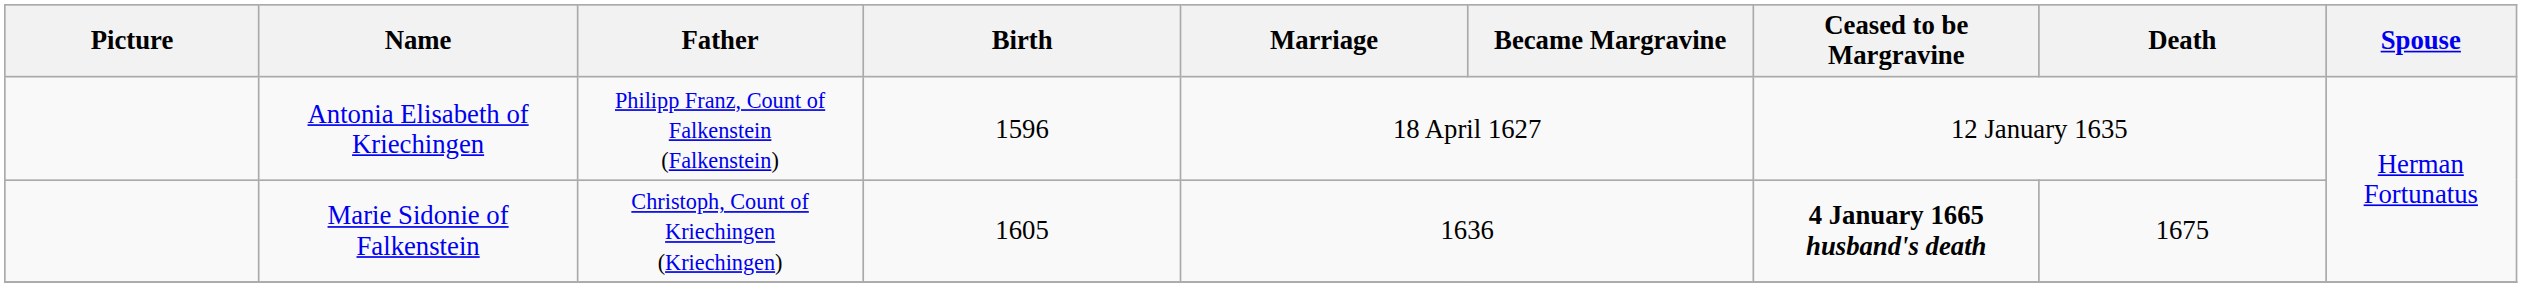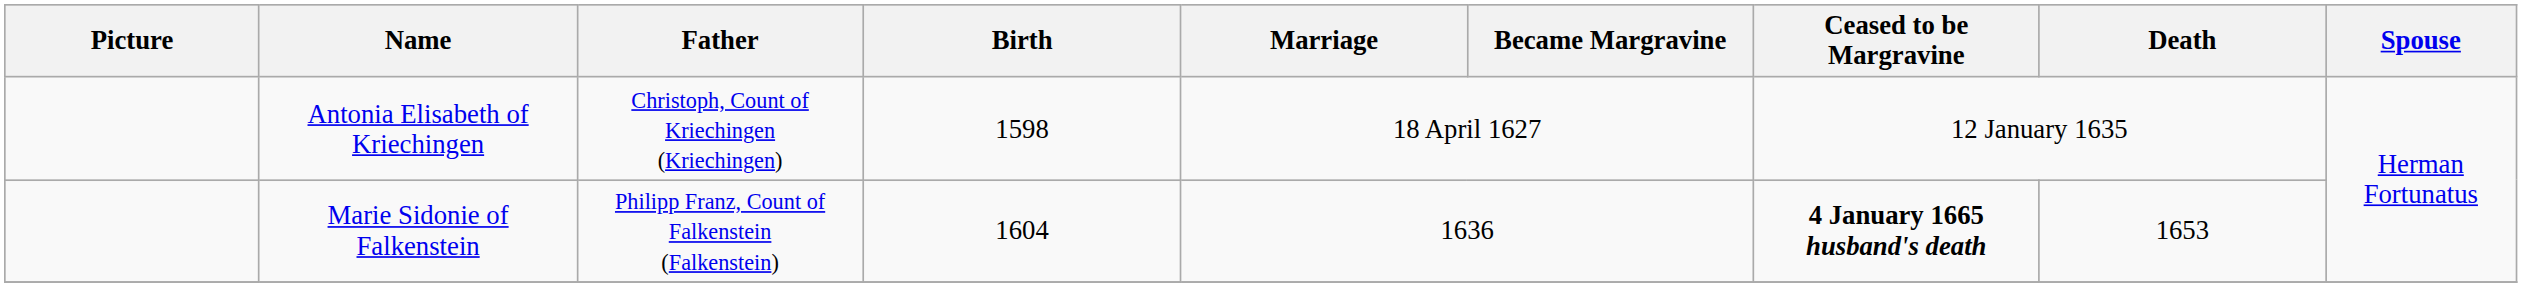(720, 129) Philipp Franz, Count of Falkenstein (Falkenstein) -> (720, 129) Christoph, Count of Kriechingen (Kriechingen)
(1022, 128) 1596 -> (1022, 128) 1598
(720, 232) Christoph, Count of Kriechingen (Kriechingen) -> (720, 232) Philipp Franz, Count of Falkenstein (Falkenstein)
(1022, 230) 1605 -> (1022, 230) 1604
(2182, 230) 1675 -> (2182, 230) 1653
